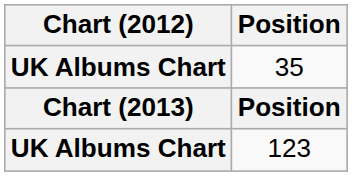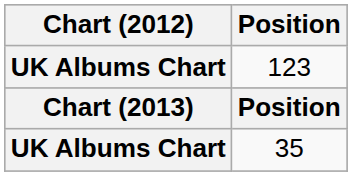rows swapped: (289, 66) <-> (289, 149)
